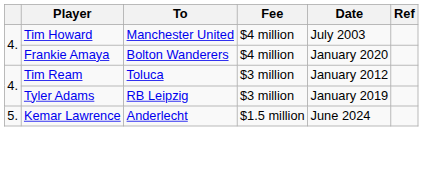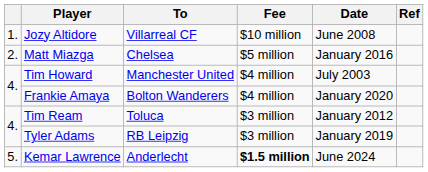+ row: (60, 34)
+ row: (59, 55)
(272, 116) normal -> (275, 156) bold
